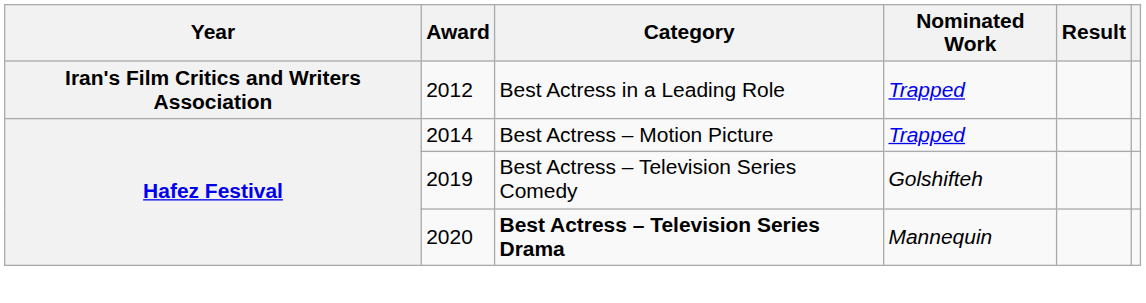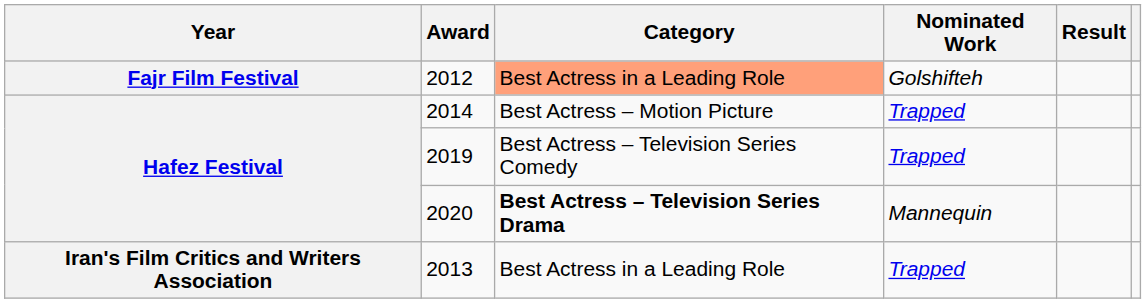(213, 89) Iran's Film Critics and Writers Association -> (213, 77) Fajr Film Festival
(642, 89) no background -> (642, 77) lightsalmon background
(927, 89) Trapped -> (936, 77) Golshifteh
(936, 179) Golshifteh -> (927, 156) Trapped
+ row: (450, 269)
